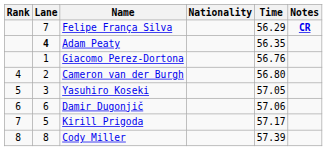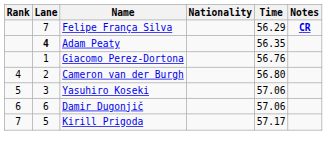(271, 91) 57.05 -> (271, 91) 57.06
- row: (94, 138)
